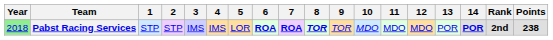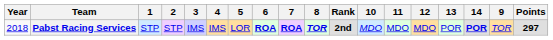columns swapped: (341, 12) <-> (500, 12)
(17, 28) lightgreen background -> (17, 28) no background
(531, 28) 238 -> (531, 28) 297
